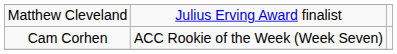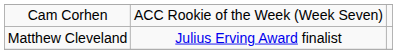rows swapped: (68, 37) <-> (68, 15)
